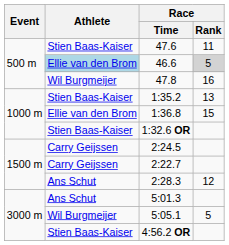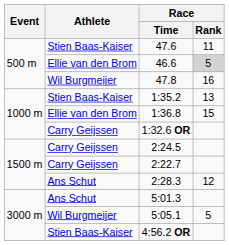(92, 64) lightblue background -> (92, 64) no background
(90, 131) Stien Baas-Kaiser -> (83, 131) Carry Geijssen
